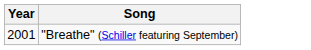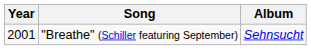+ column: (274, 14)
